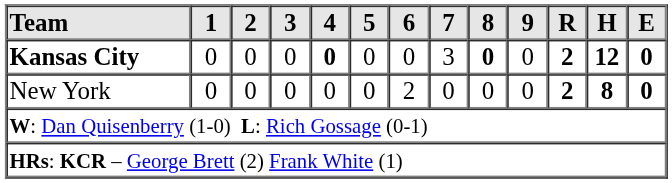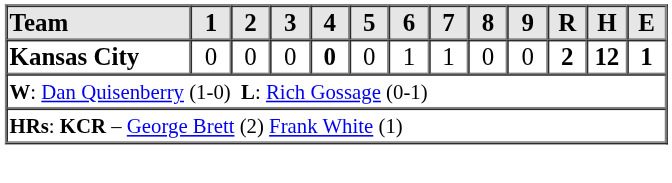(409, 56) 0 -> (409, 56) 1
(449, 56) 3 -> (449, 56) 1
(488, 56) bold -> (488, 56) normal
(646, 56) 0 -> (646, 56) 1
- row: (60, 91)
